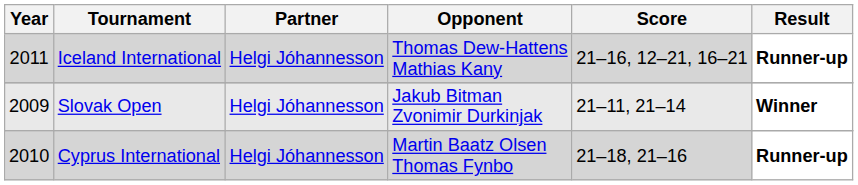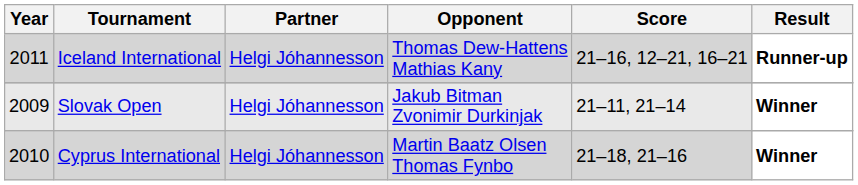(802, 156) Runner-up -> (787, 156) Winner
